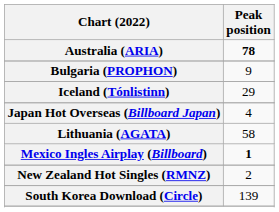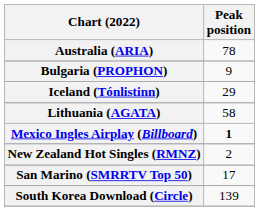(249, 50) bold -> (229, 50) normal
- row: (114, 112)
+ row: (104, 175)
